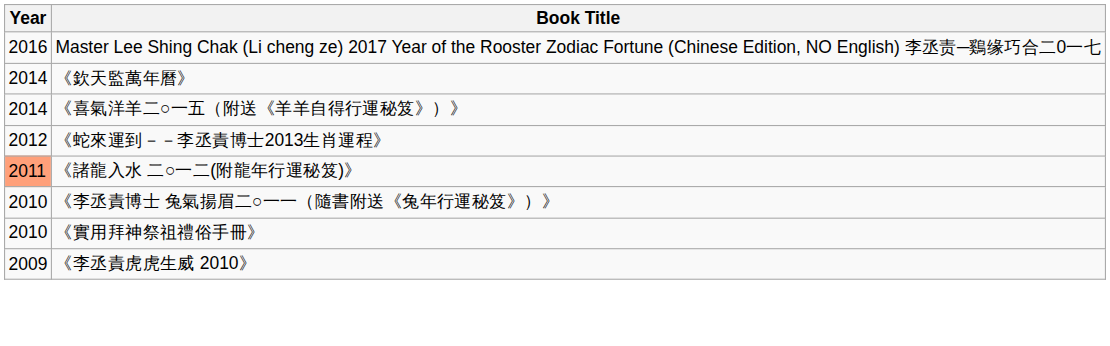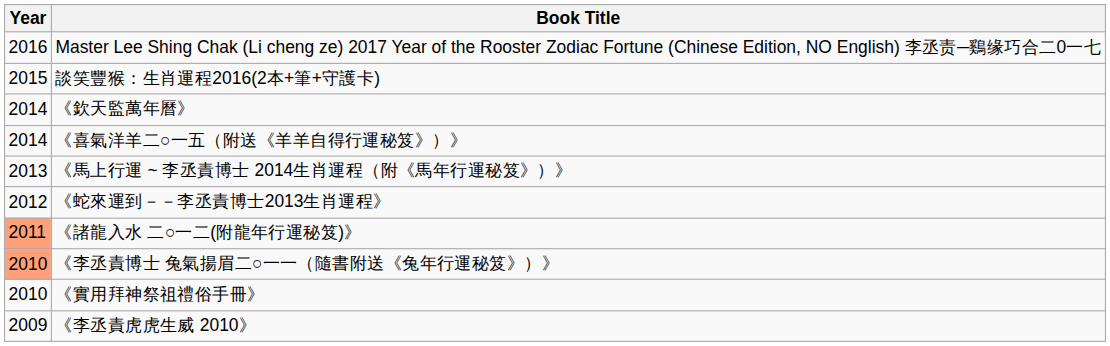+ row: (218, 78)
+ row: (314, 170)
(28, 202) no background -> (28, 264) lightsalmon background
